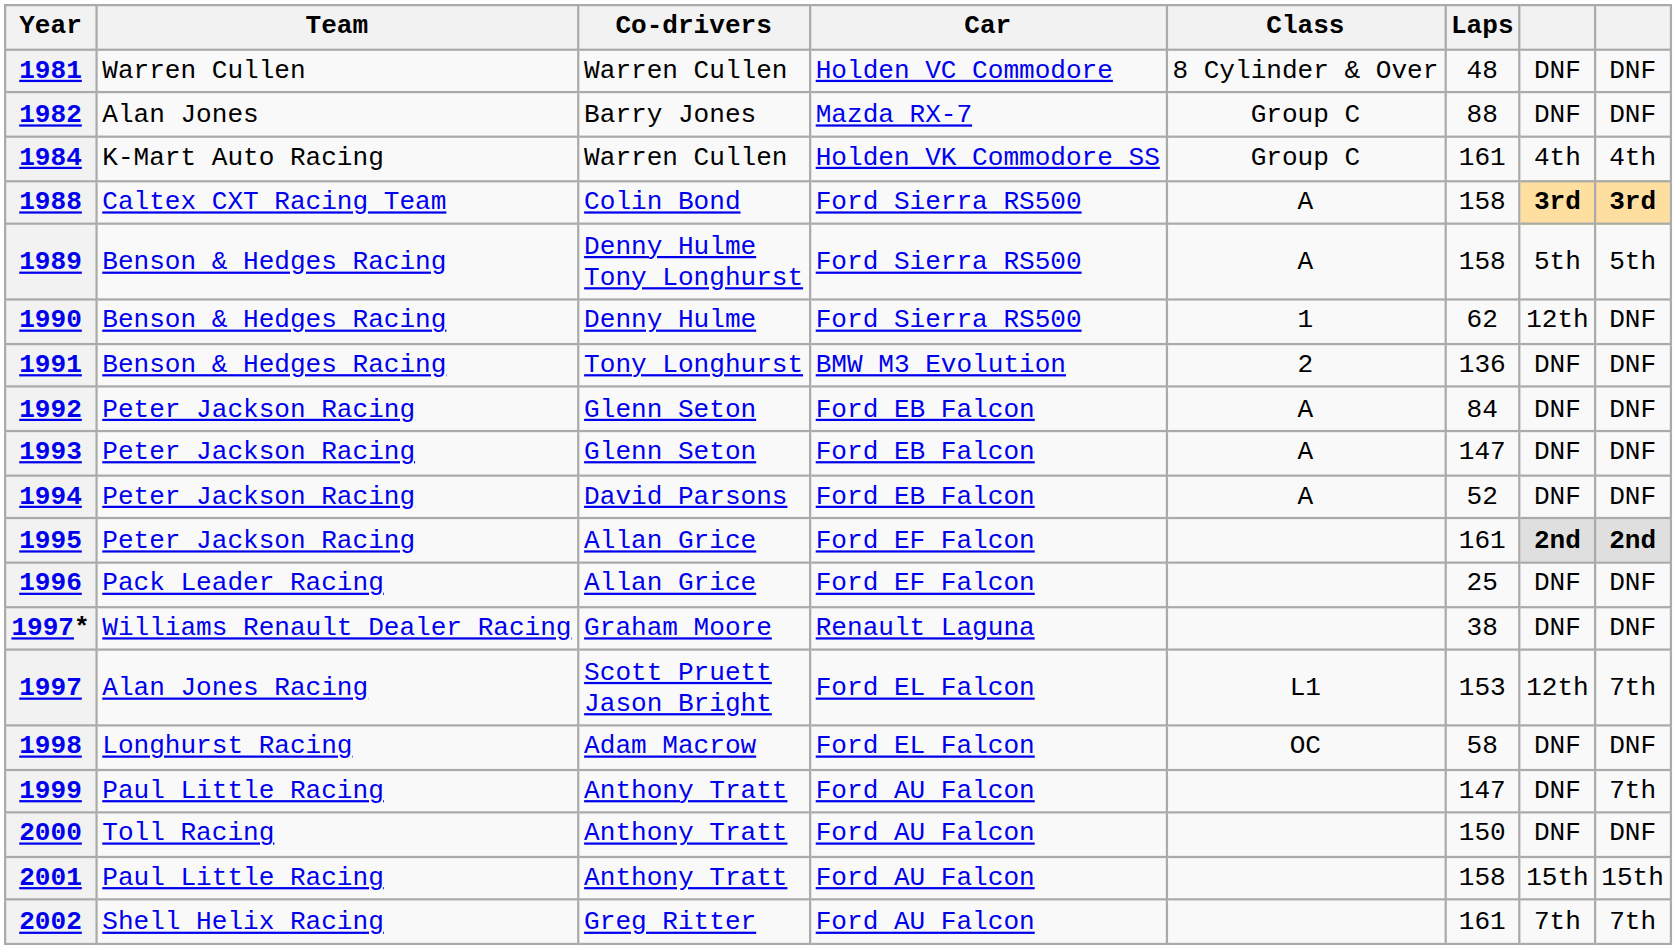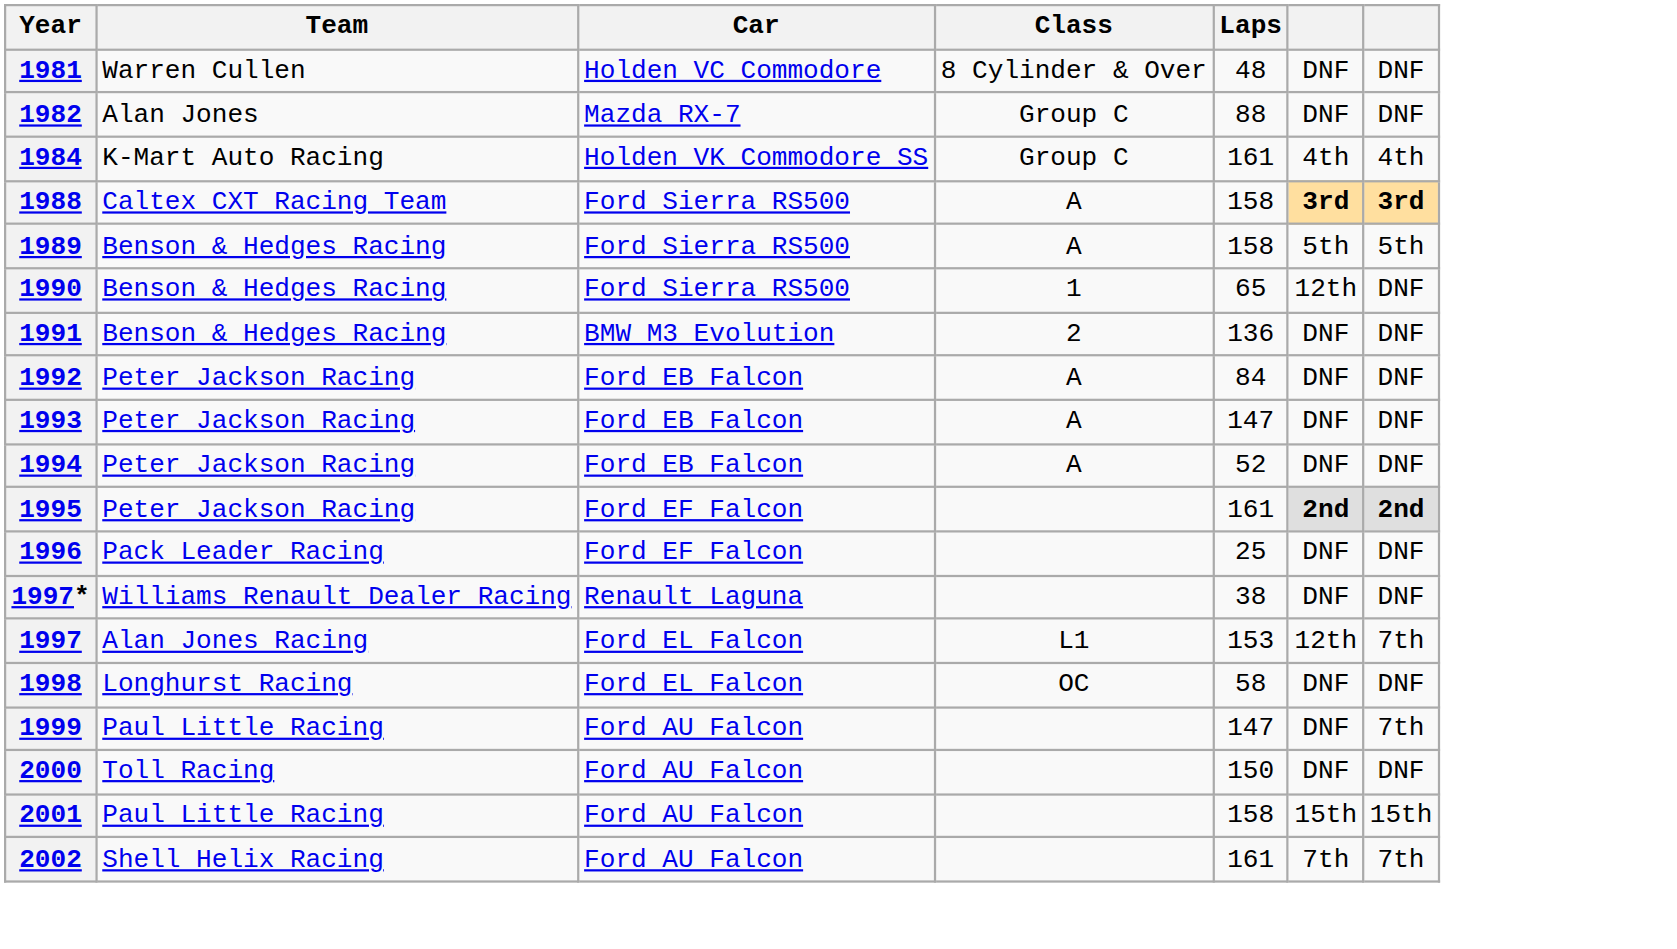- column: (694, 27)
(1482, 321) 62 -> (1251, 290) 65
